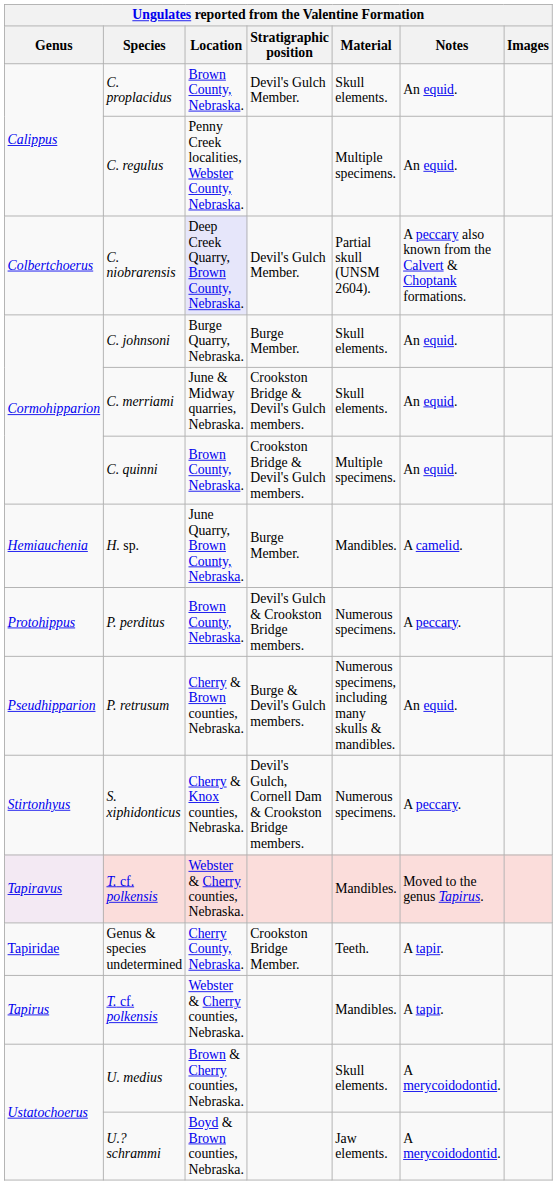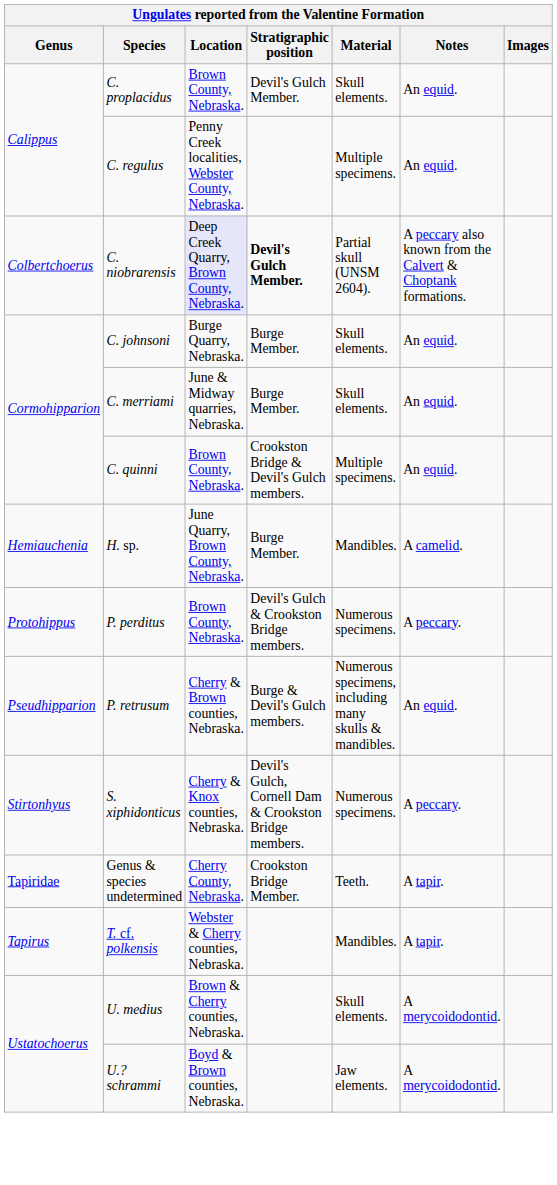(288, 265) normal -> (276, 265) bold
(288, 401) Crookston Bridge & Devil's Gulch members. -> (275, 401) Burge Member.
- row: (35, 888)
